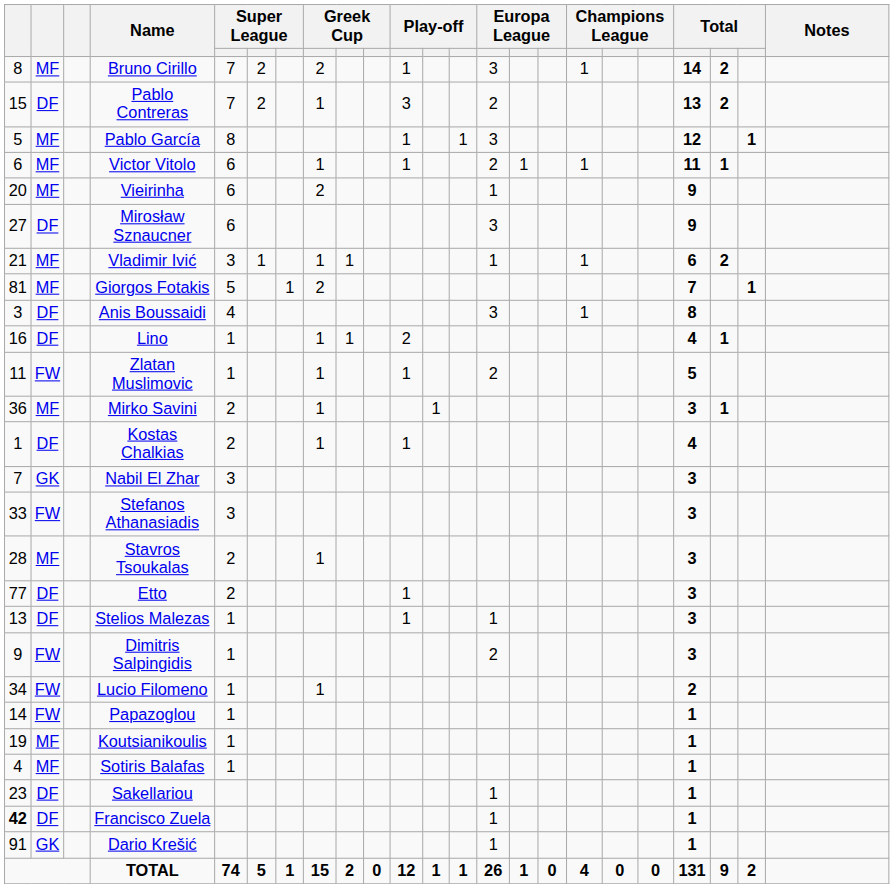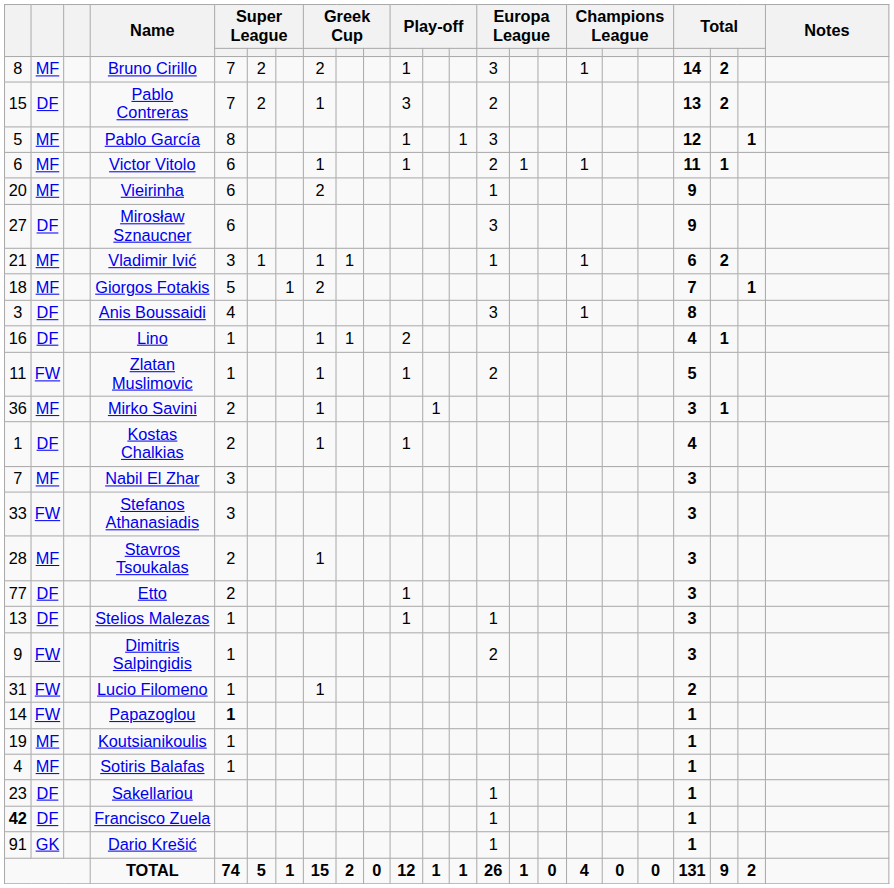(18, 287) 81 -> (18, 287) 18
(47, 479) GK -> (47, 479) MF
(18, 689) 34 -> (18, 689) 31
(231, 715) normal -> (231, 715) bold
